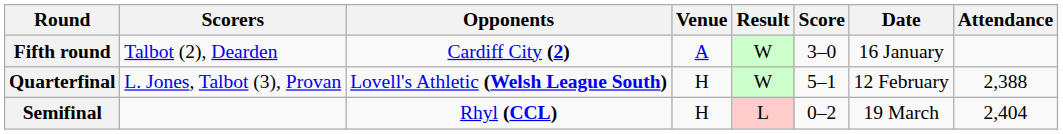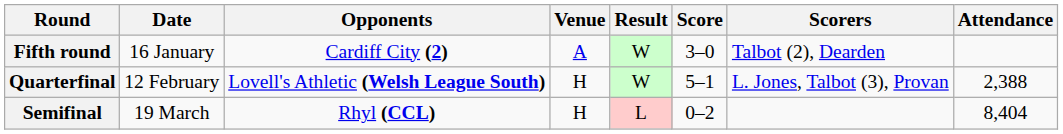columns swapped: (901, 19) <-> (233, 19)
(1005, 112) 2,404 -> (1005, 112) 8,404
